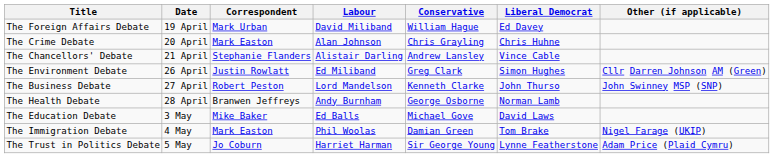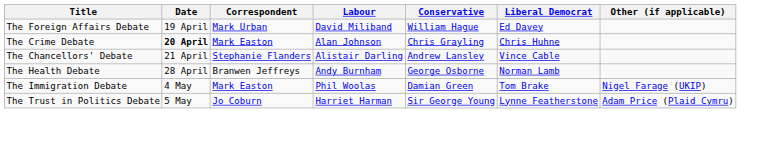(186, 41) normal -> (186, 41) bold
- row: (67, 71)
- row: (59, 86)
- row: (61, 116)
